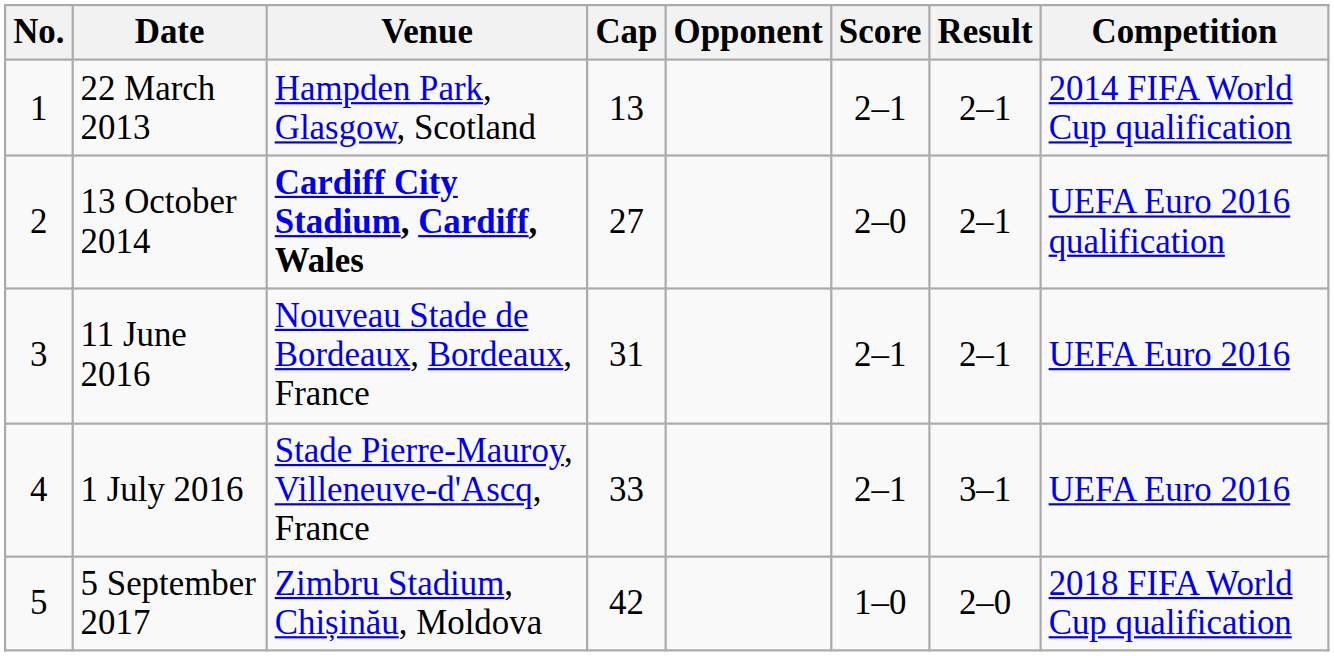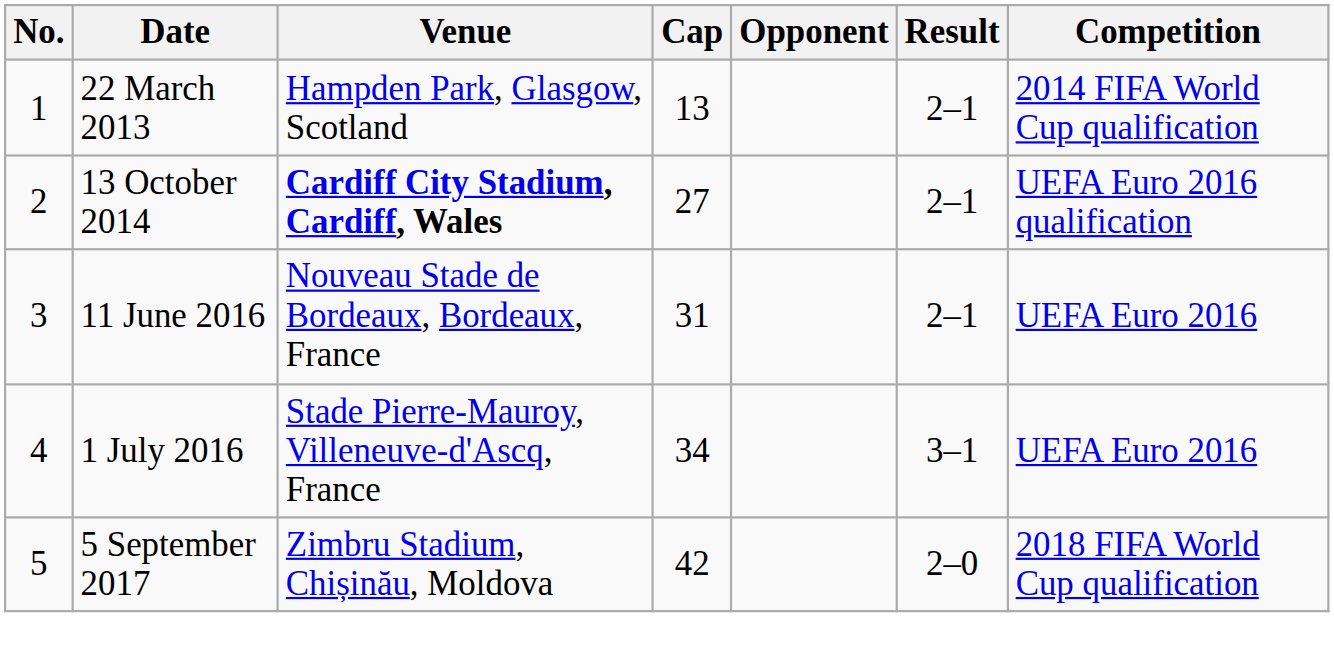- column: (880, 32)
(626, 488) 33 -> (692, 449) 34
